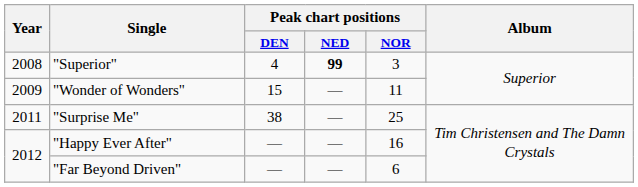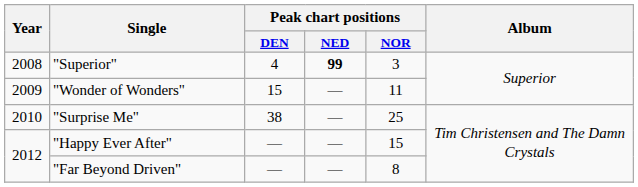(27, 117) 2011 -> (27, 117) 2010
(396, 143) 16 -> (396, 143) 15
(396, 169) 6 -> (396, 169) 8
